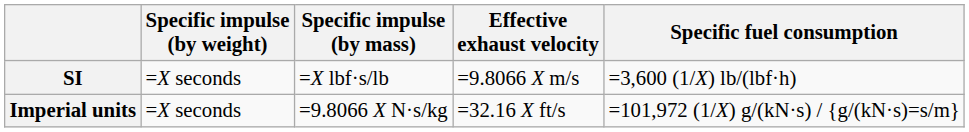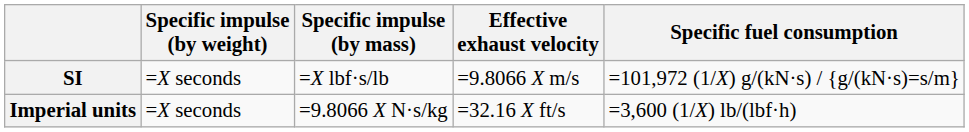(702, 77) =3,600 (1/X) lb/(lbf·h) -> (784, 77) =101,972 (1/X) g/(kN·s) / {g/(kN·s)=s/m}
(784, 110) =101,972 (1/X) g/(kN·s) / {g/(kN·s)=s/m} -> (702, 110) =3,600 (1/X) lb/(lbf·h)
